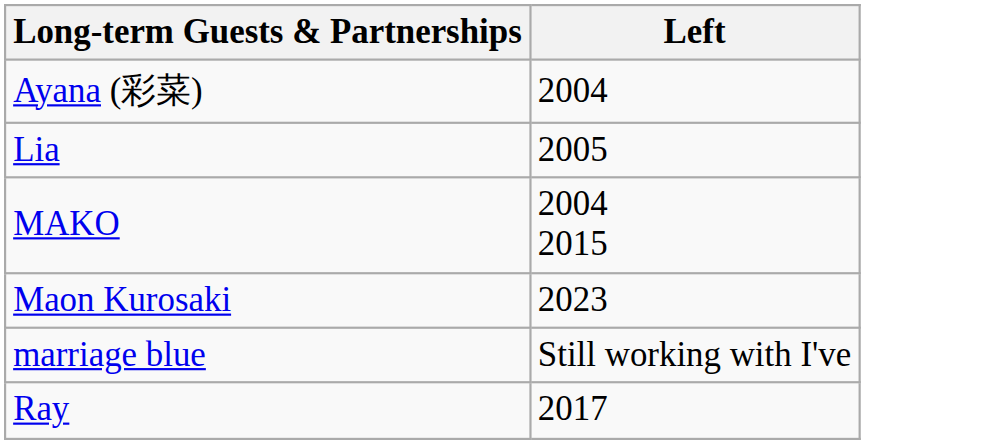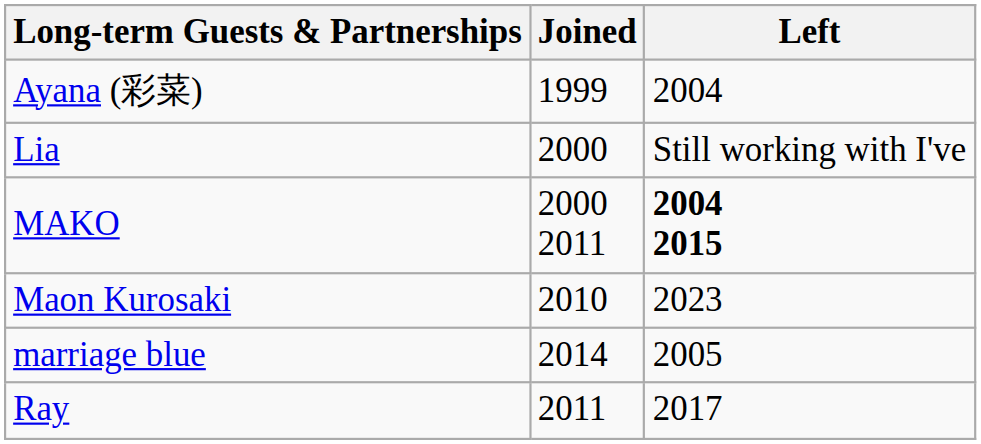+ column: (587, 32)
(573, 149) 2005 -> (809, 149) Still working with I've
(573, 224) normal -> (688, 224) bold
(695, 354) Still working with I've -> (688, 354) 2005
